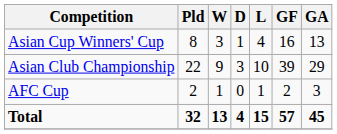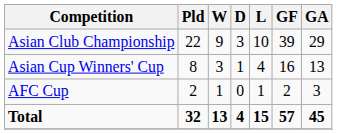rows swapped: (91, 66) <-> (86, 41)
